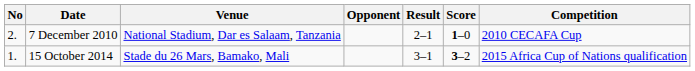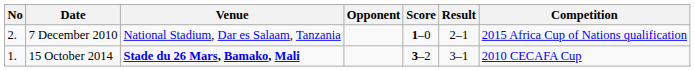columns swapped: (461, 14) <-> (423, 14)
(532, 35) 2010 CECAFA Cup -> (584, 35) 2015 Africa Cup of Nations qualification
(206, 55) normal -> (212, 55) bold
(584, 55) 2015 Africa Cup of Nations qualification -> (532, 55) 2010 CECAFA Cup
